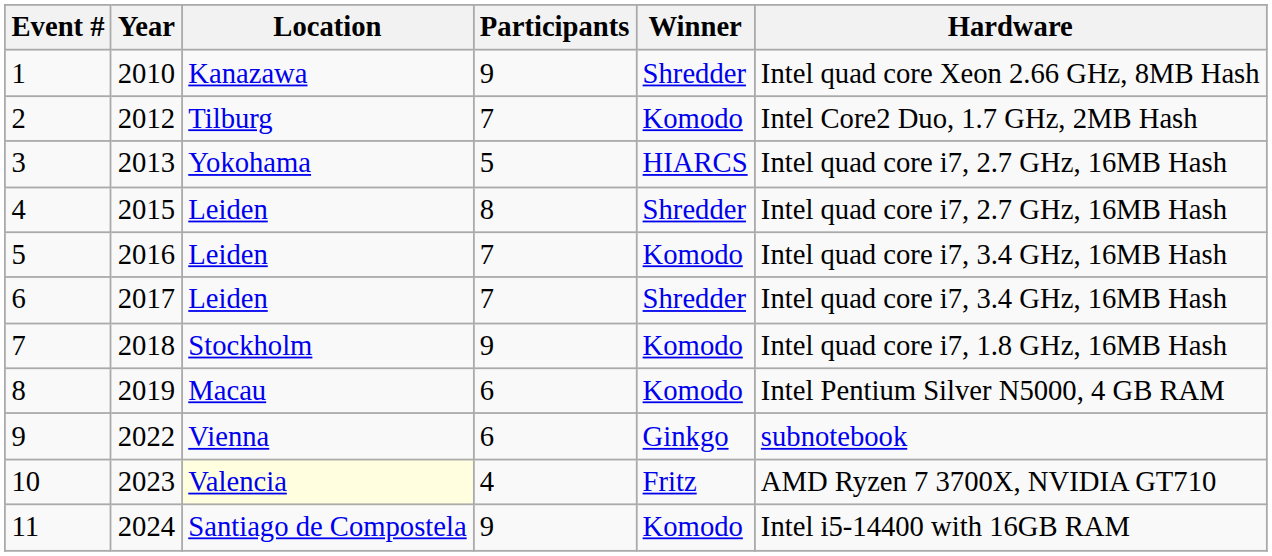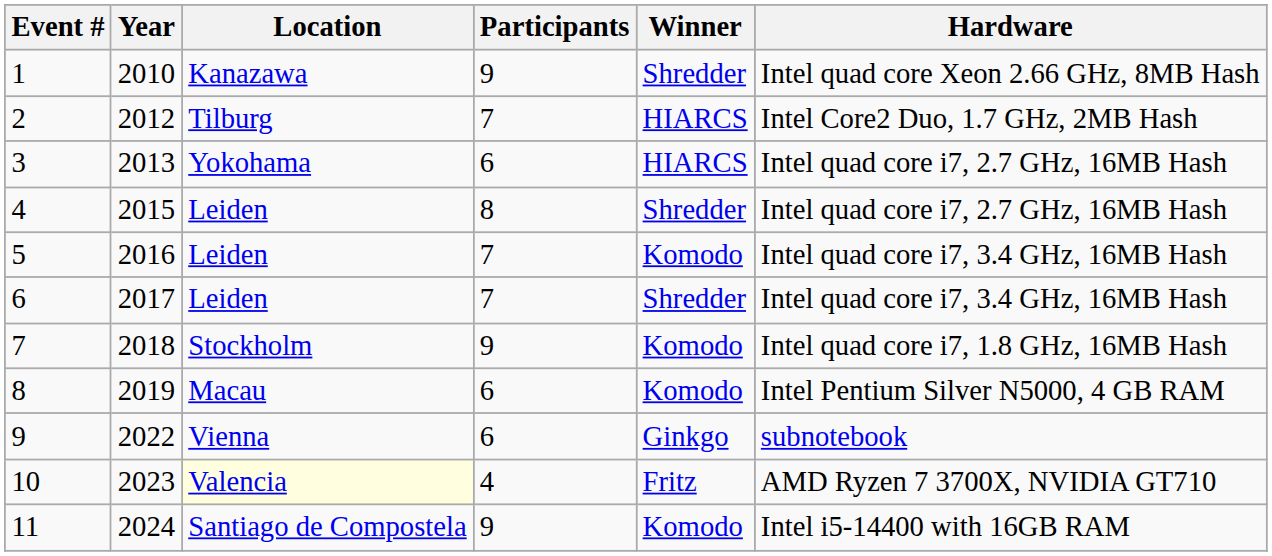(693, 118) Komodo -> (695, 118) HIARCS
(487, 163) 5 -> (487, 163) 6
